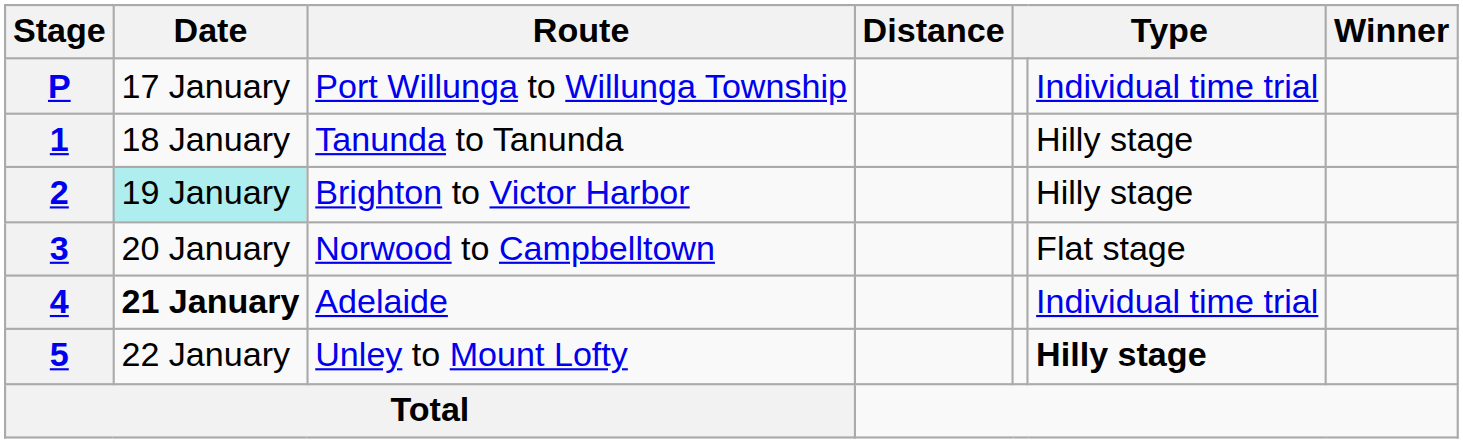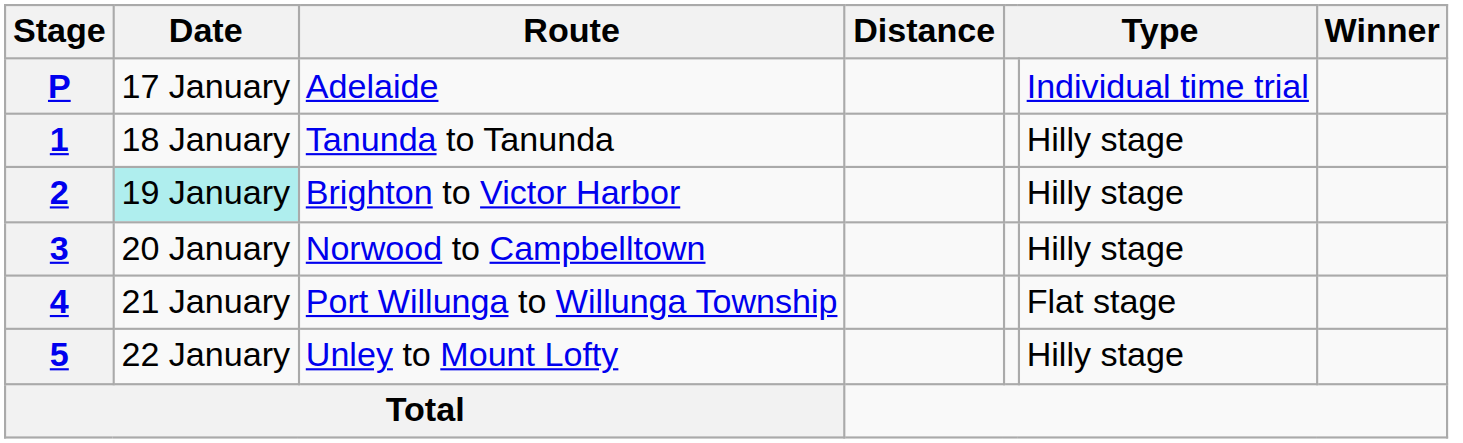(581, 85) Port Willunga to Willunga Township -> (372, 85) Adelaide
(1111, 247) Flat stage -> (1105, 247) Hilly stage
(210, 301) bold -> (206, 301) normal
(382, 301) Adelaide -> (572, 301) Port Willunga to Willunga Township
(1177, 301) Individual time trial -> (1101, 301) Flat stage
(1121, 355) bold -> (1105, 355) normal
